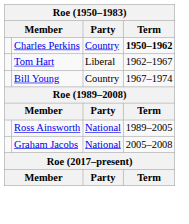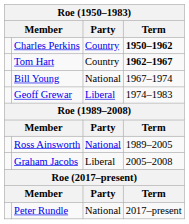(100, 62) Liberal -> (102, 62) Country
(149, 62) normal -> (149, 62) bold
(102, 78) Country -> (103, 78) National
+ row: (43, 95)
(103, 144) National -> (100, 161) Liberal
+ row: (41, 210)
